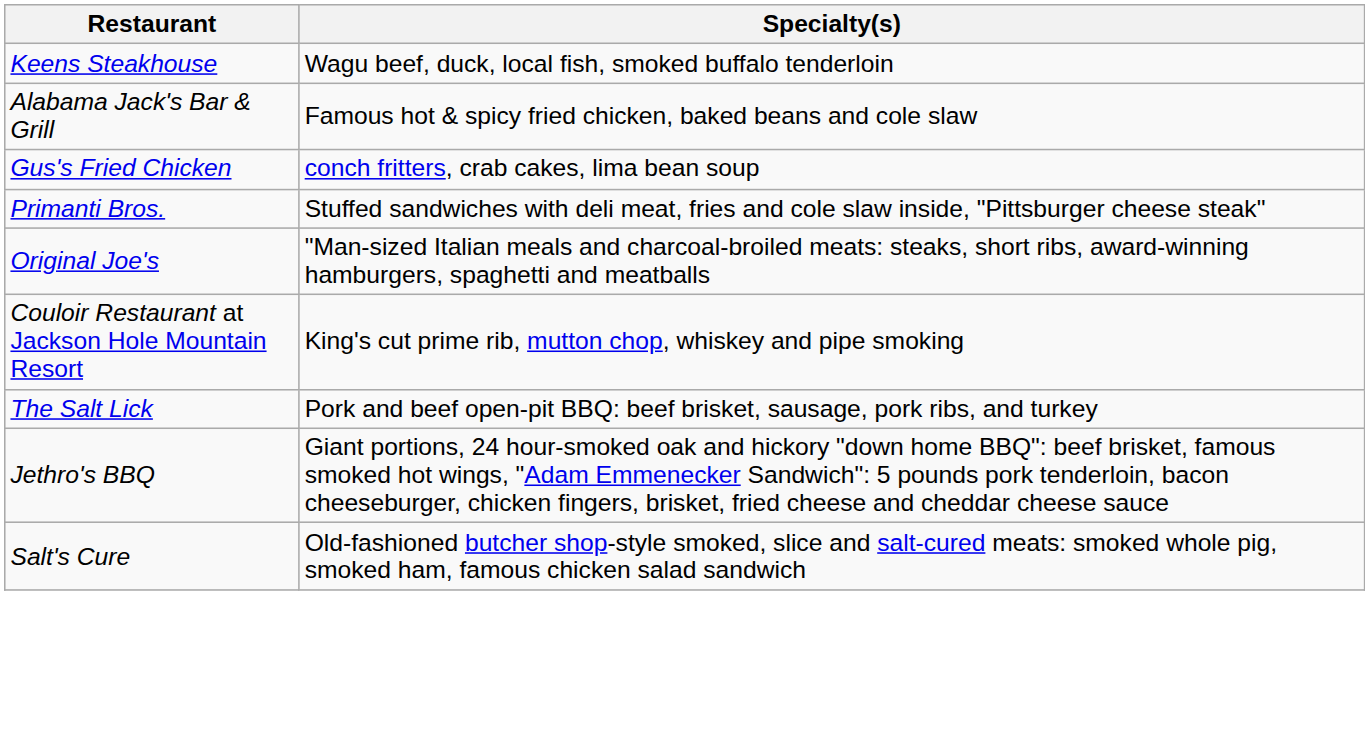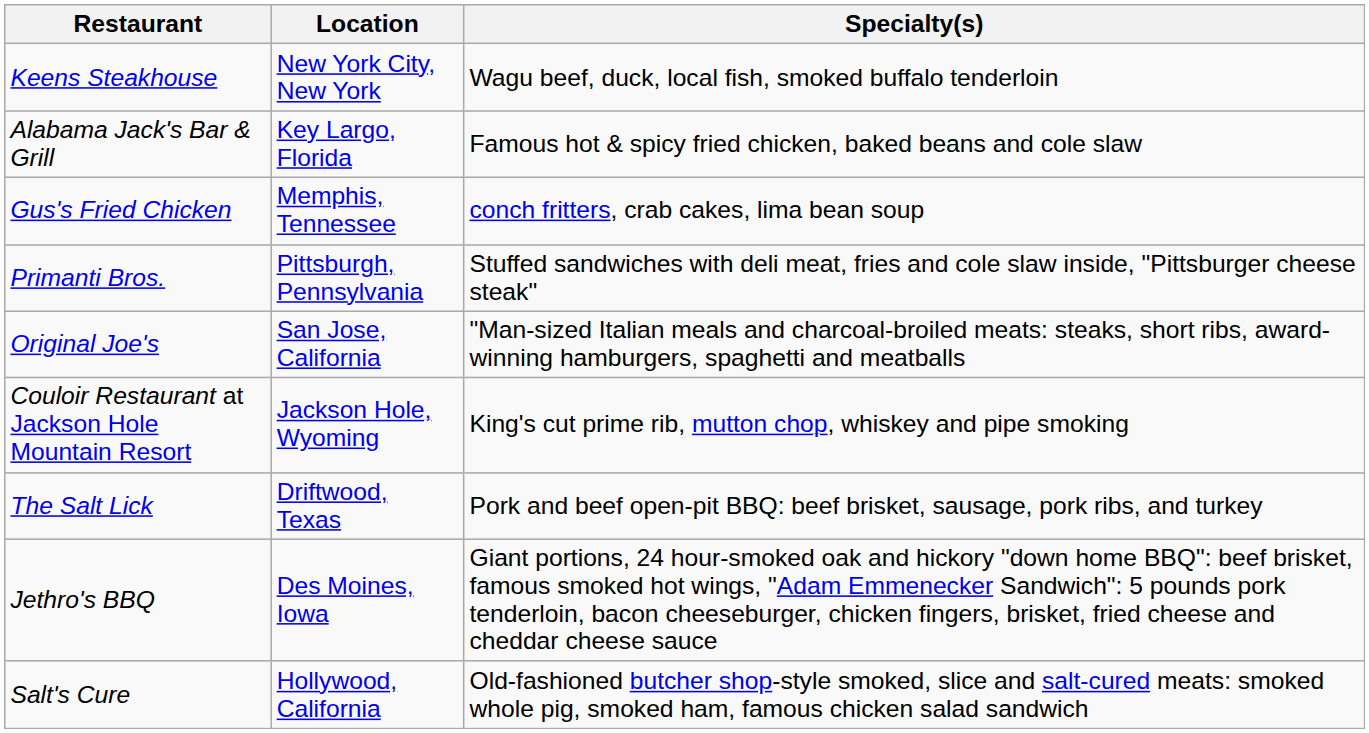+ column: (367, 24)
